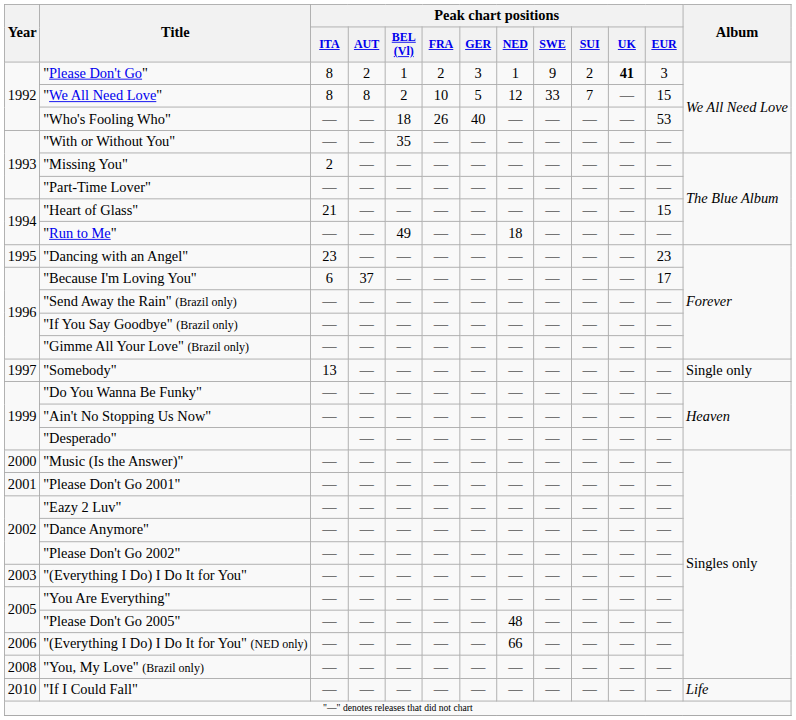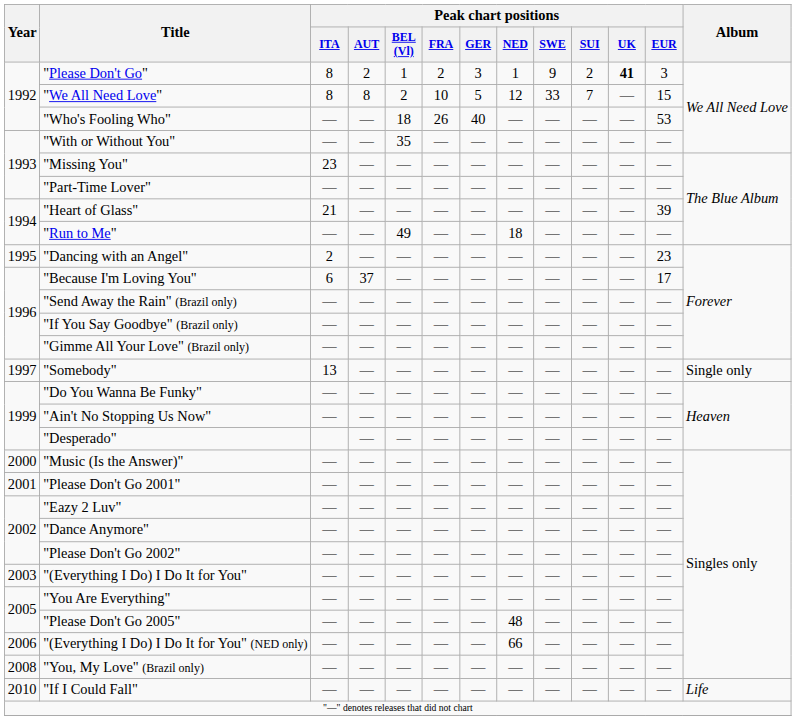(329, 164) 2 -> (329, 164) 23
(664, 210) 15 -> (664, 210) 39
(329, 255) 23 -> (329, 255) 2
